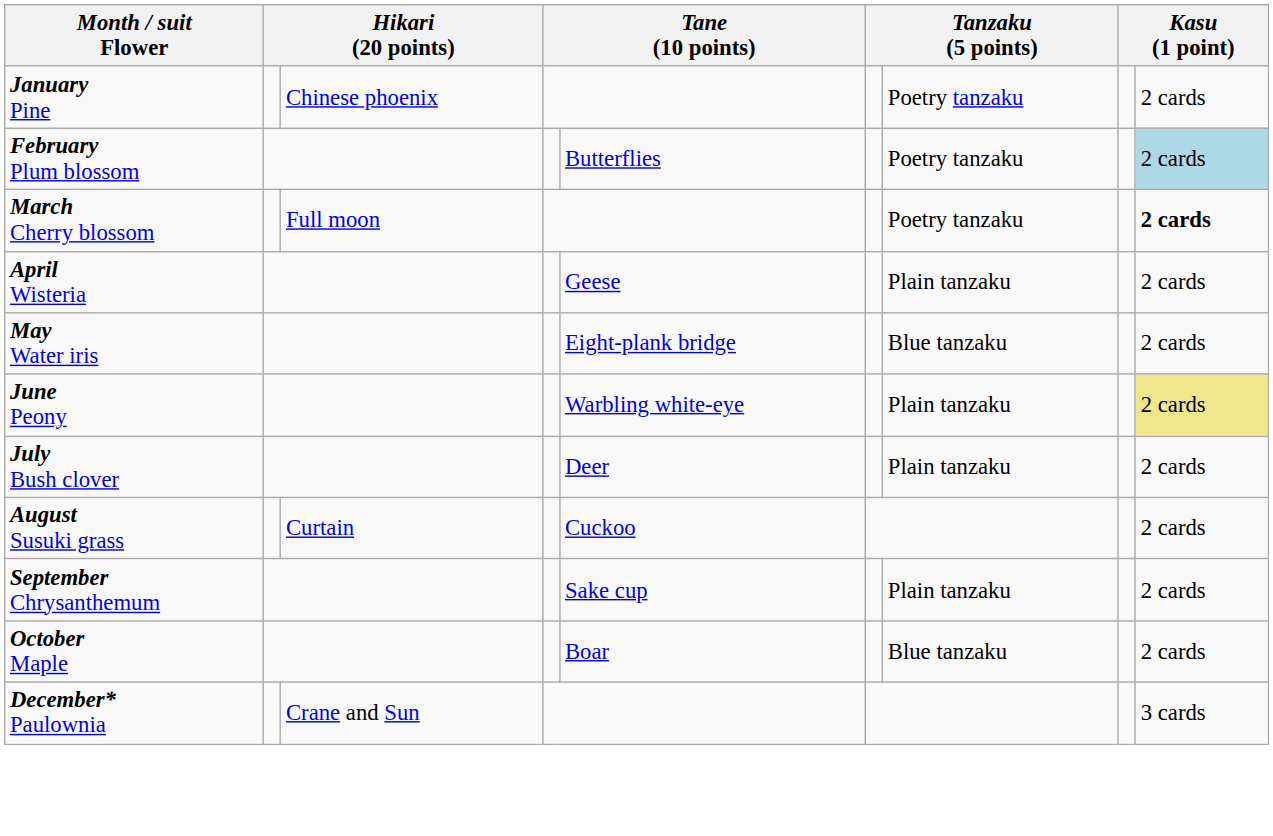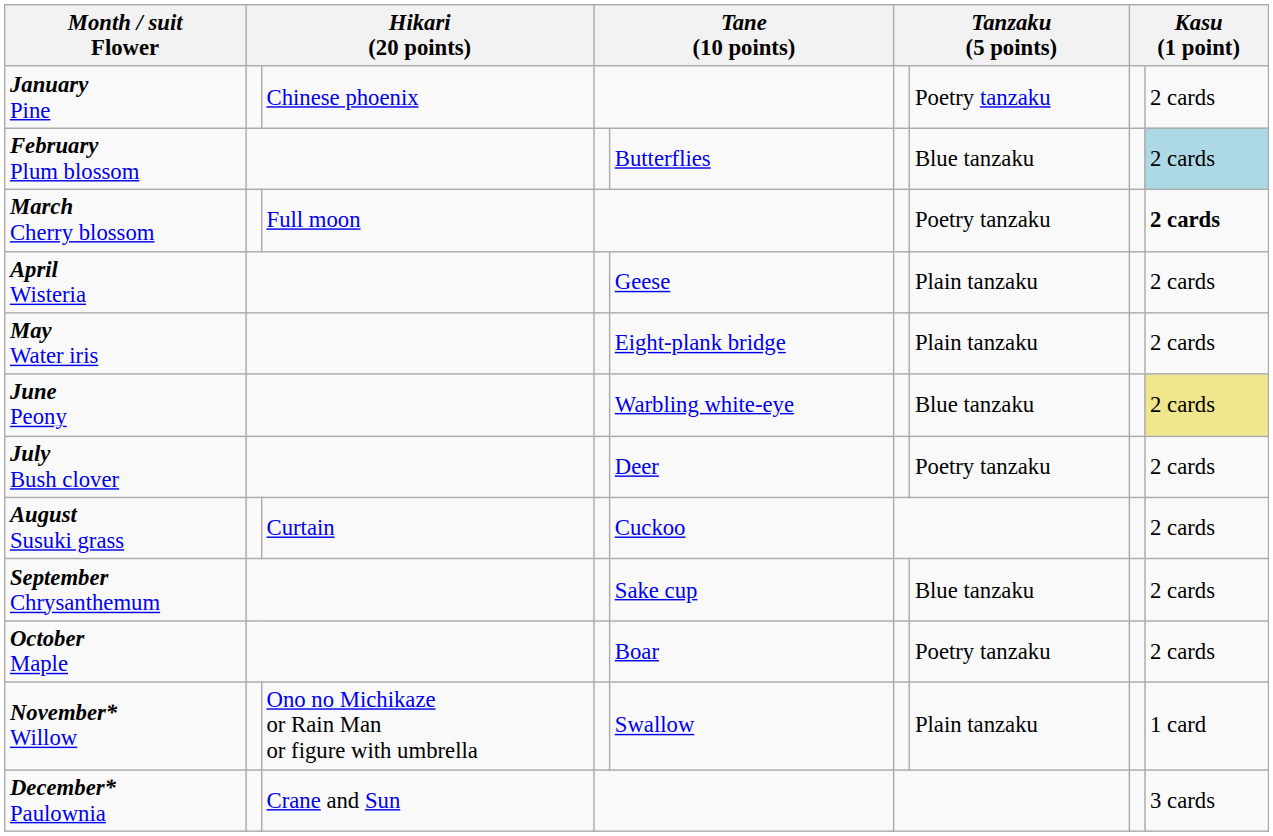(956, 158) Poetry tanzaku -> (975, 158) Blue tanzaku
(947, 343) Blue tanzaku -> (976, 343) Plain tanzaku
(949, 404) Plain tanzaku -> (975, 404) Blue tanzaku
(949, 466) Plain tanzaku -> (983, 466) Poetry tanzaku
(949, 589) Plain tanzaku -> (975, 589) Blue tanzaku
(947, 651) Blue tanzaku -> (983, 651) Poetry tanzaku
+ row: (64, 725)
